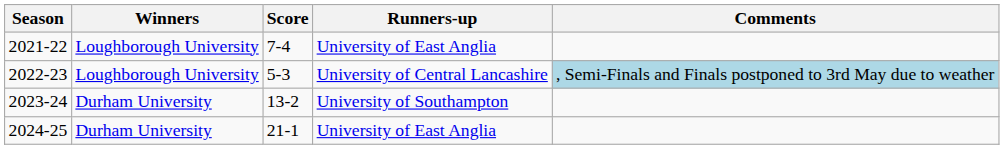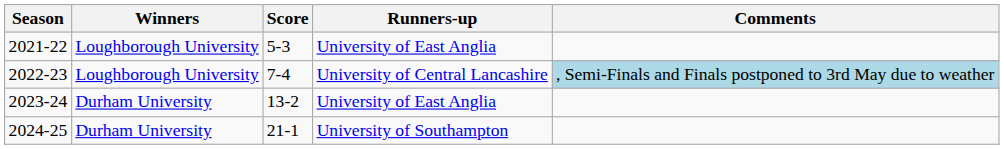(279, 46) 7-4 -> (279, 46) 5-3
(279, 74) 5-3 -> (279, 74) 7-4
(412, 102) University of Southampton -> (406, 102) University of East Anglia
(406, 130) University of East Anglia -> (412, 130) University of Southampton
